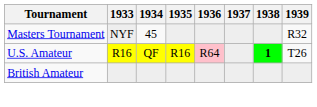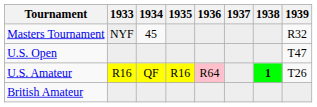+ row: (32, 53)
